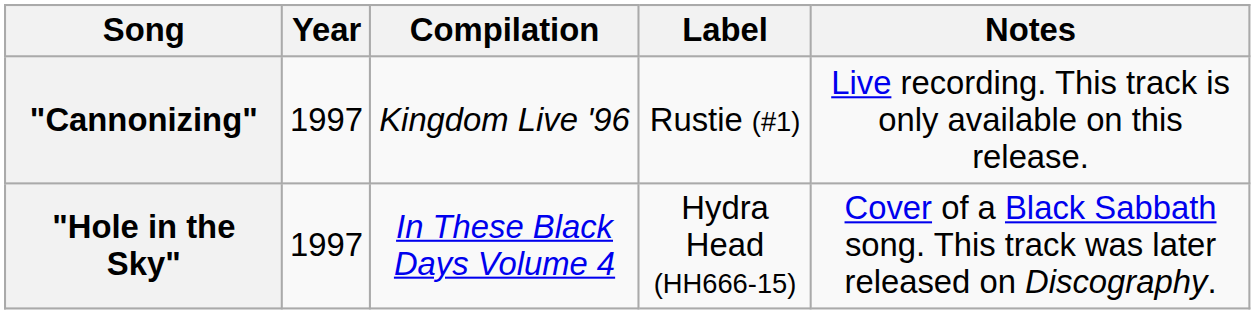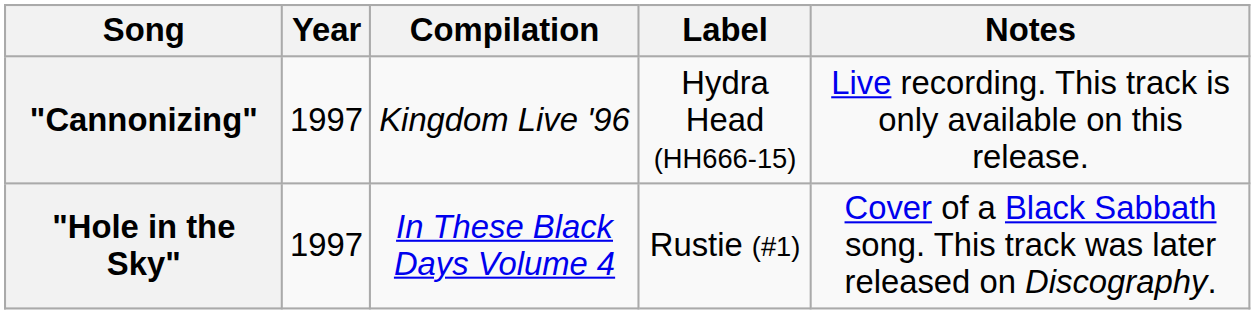(725, 119) Rustie (#1) -> (725, 119) Hydra Head (HH666-15)
(725, 245) Hydra Head (HH666-15) -> (725, 245) Rustie (#1)
